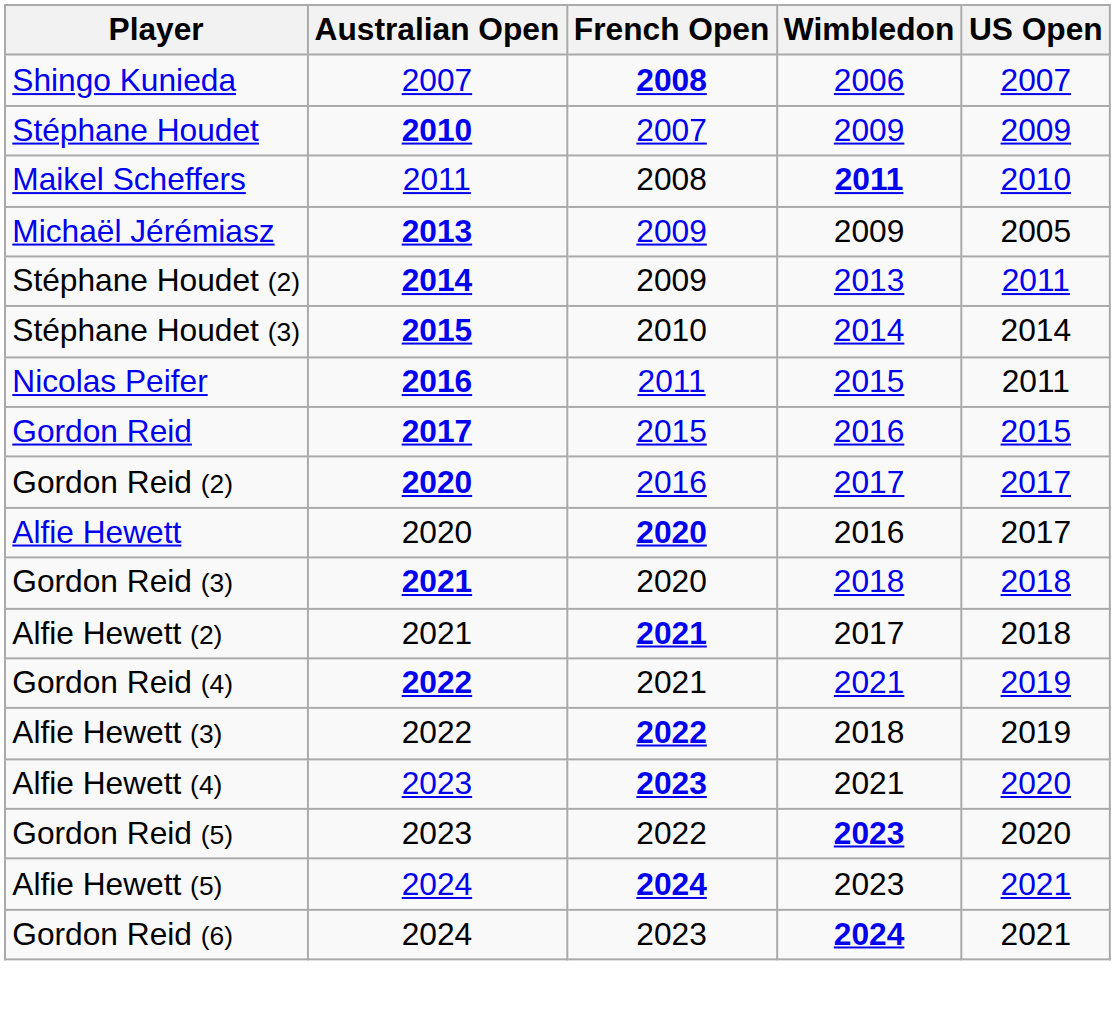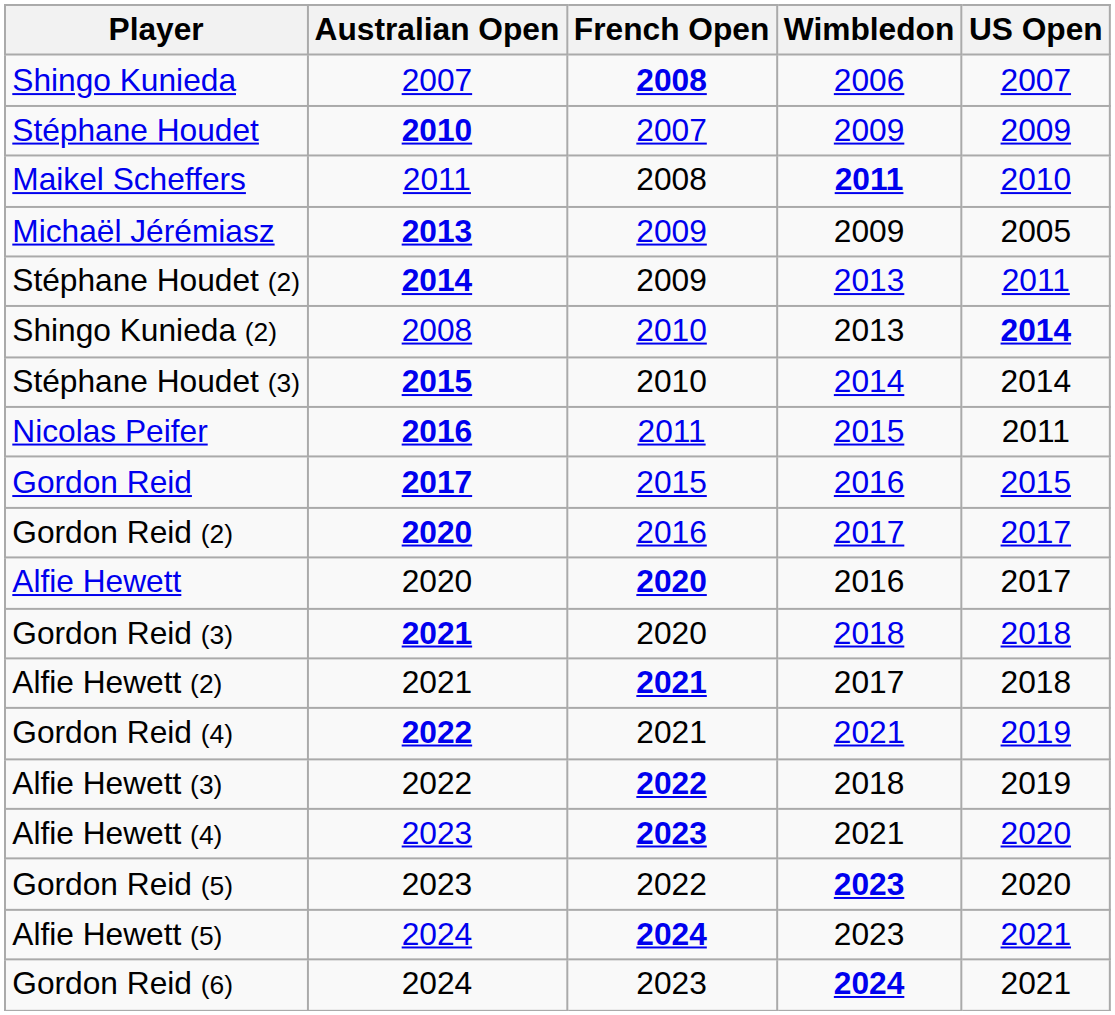+ row: (145, 331)
